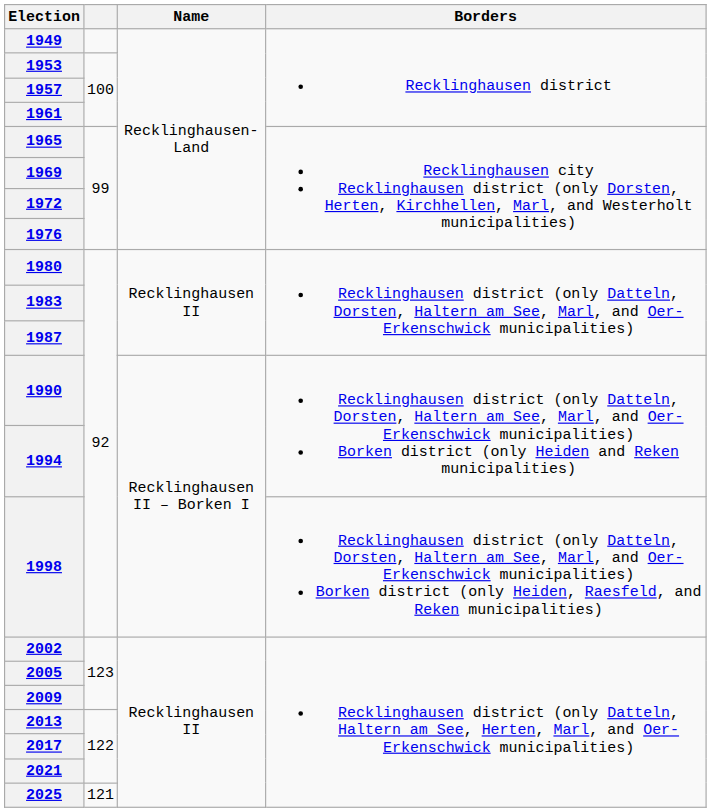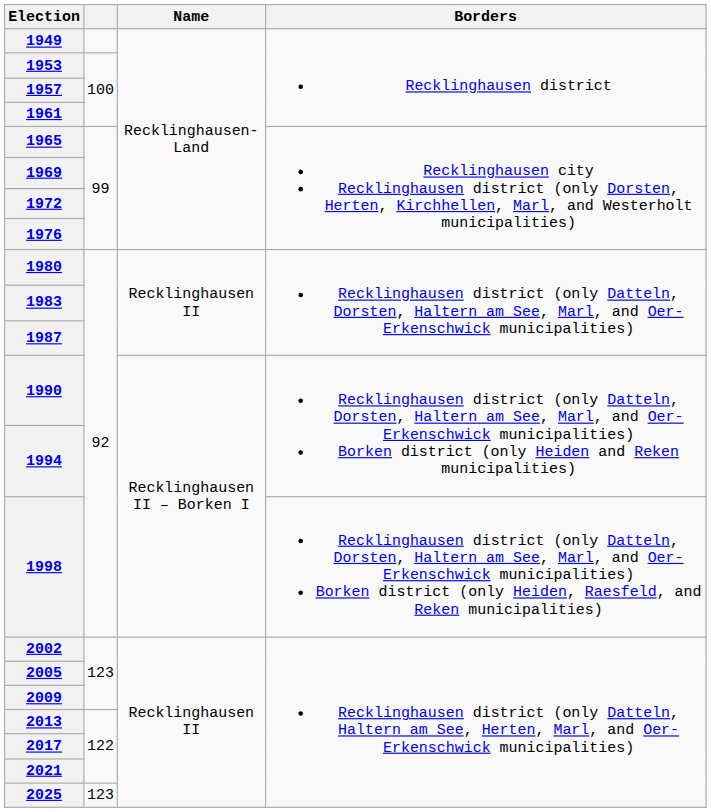(100, 795) 121 -> (100, 795) 123
